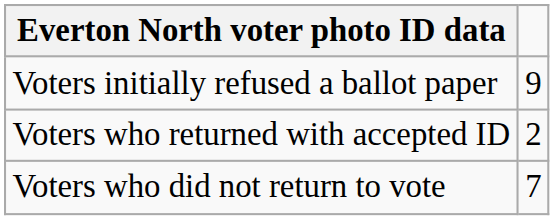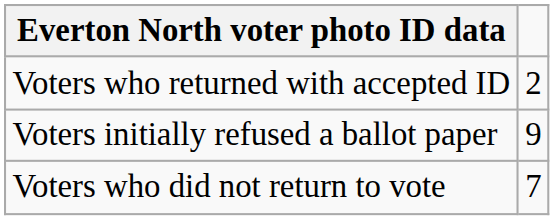rows swapped: (255, 82) <-> (261, 134)
